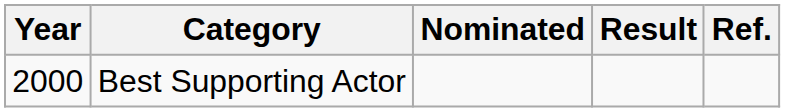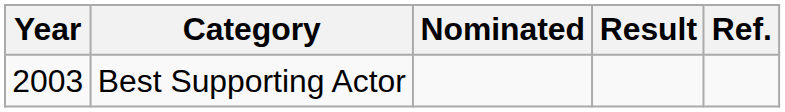(48, 80) 2000 -> (48, 80) 2003
